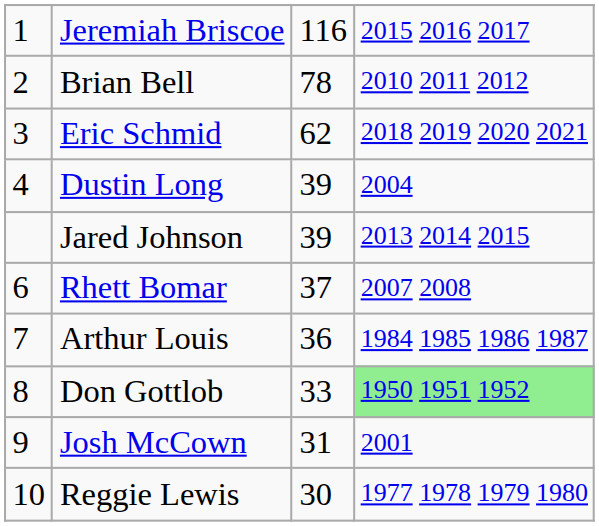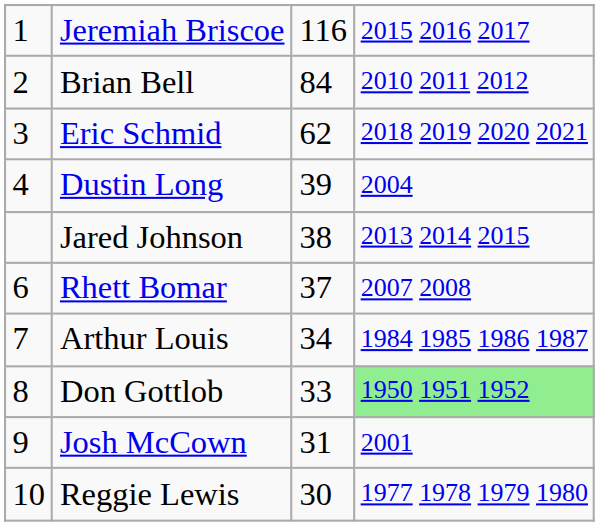(316, 81) 78 -> (316, 81) 84
(316, 236) 39 -> (316, 236) 38
(316, 339) 36 -> (316, 339) 34
